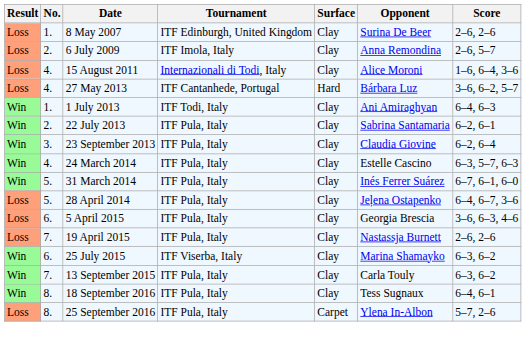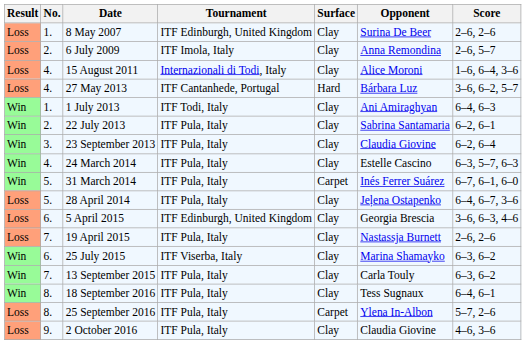(328, 181) Clay -> (333, 181) Carpet
(194, 218) ITF Pula, Italy -> (236, 218) ITF Edinburgh, United Kingdom
+ row: (102, 330)
